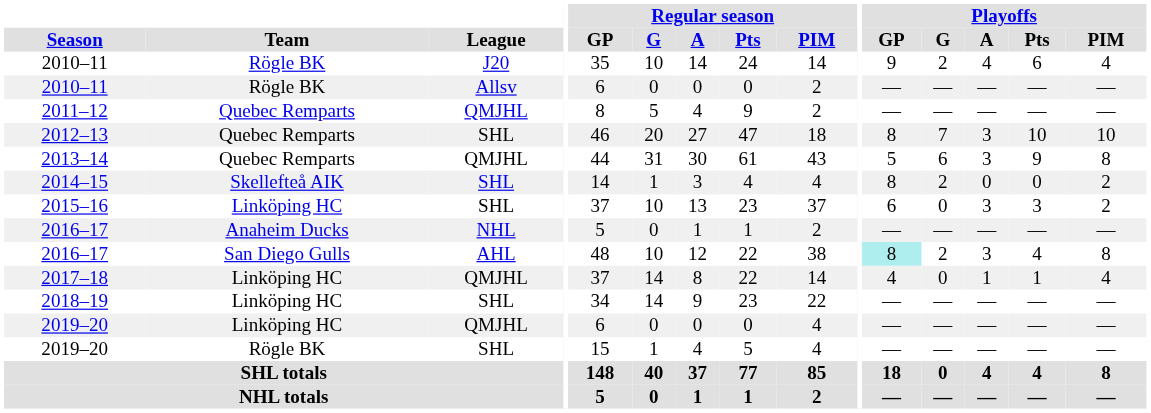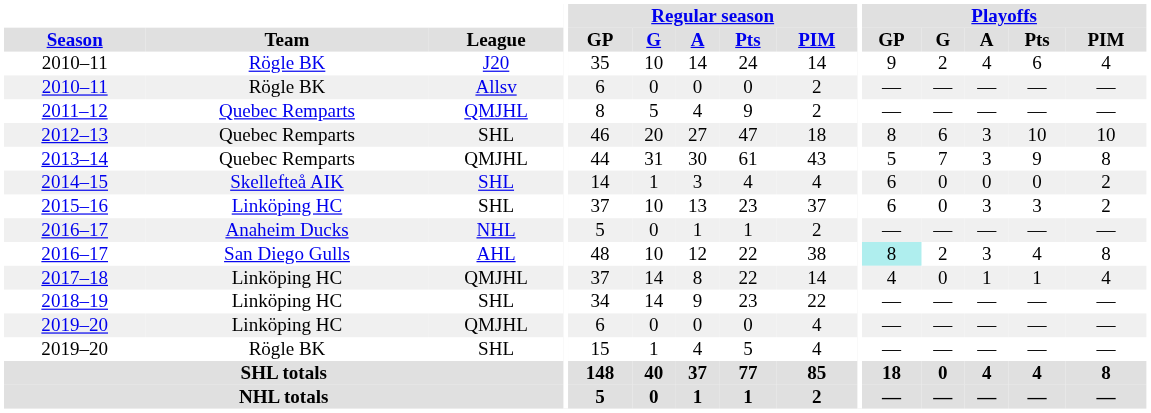(943, 134) 7 -> (943, 134) 6
(943, 158) 6 -> (943, 158) 7
(891, 182) 8 -> (891, 182) 6
(943, 182) 2 -> (943, 182) 0
